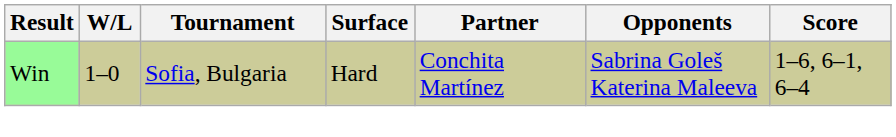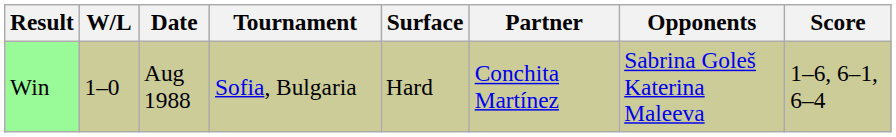+ column: (174, 23)
